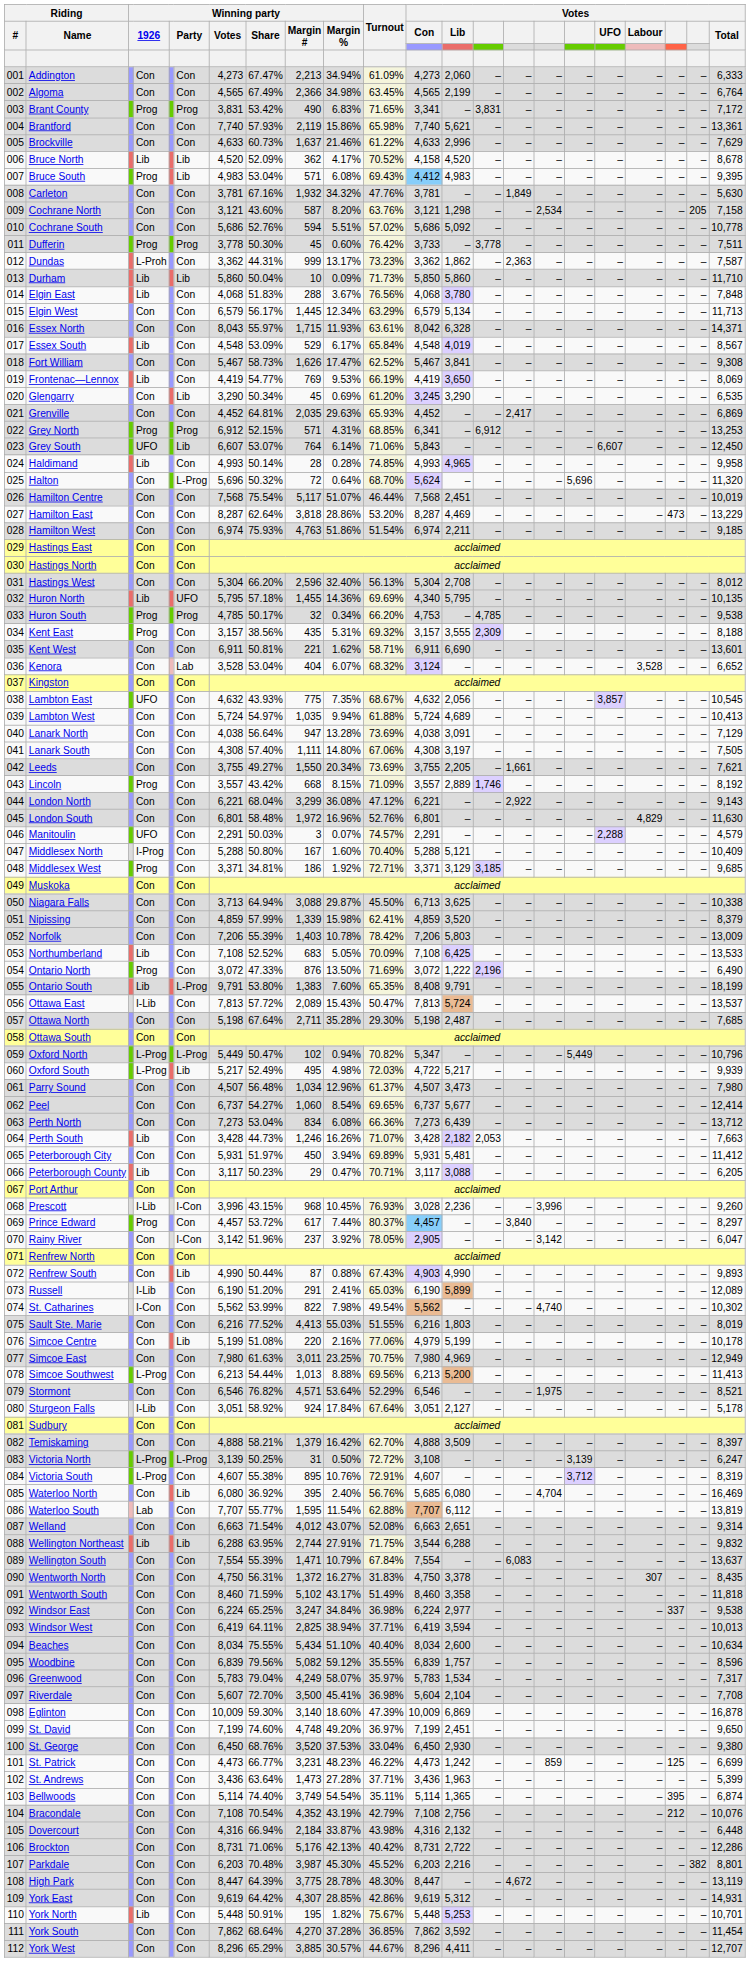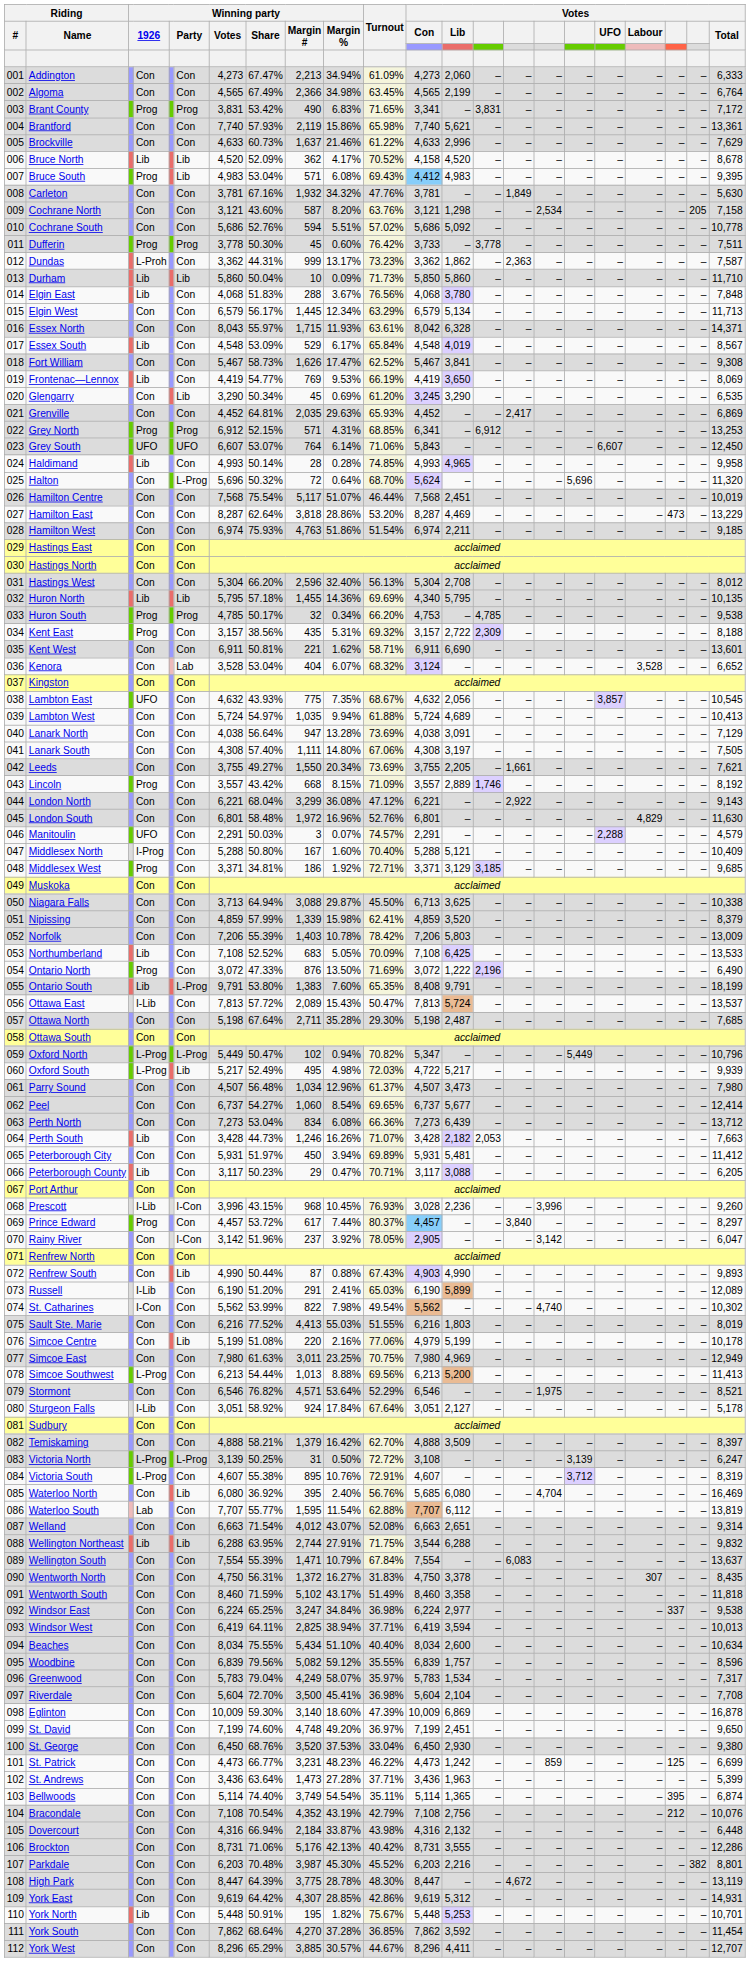(183, 447) Lib -> (187, 447) UFO
(187, 598) UFO -> (183, 598) Lib
(458, 632) 3,555 -> (458, 632) 2,722
(230, 1695) 5,607 -> (230, 1695) 5,604
(458, 1847) 2,722 -> (458, 1847) 3,555
